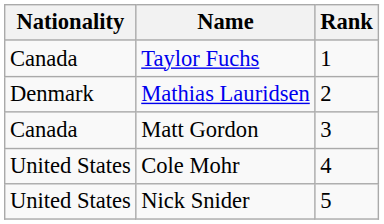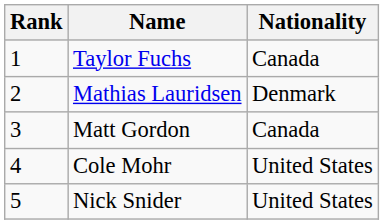columns swapped: (347, 22) <-> (70, 22)
